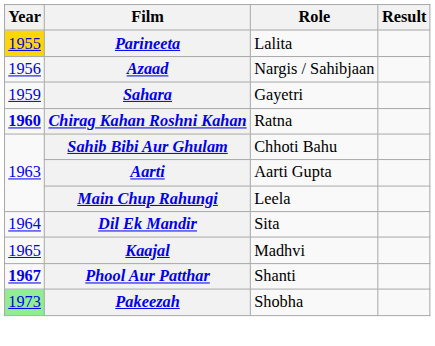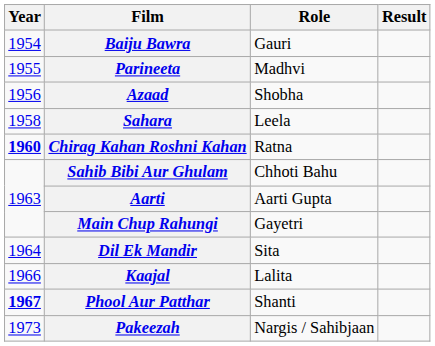+ row: (148, 43)
(25, 43) gold background -> (25, 69) no background
(273, 43) Lalita -> (280, 69) Madhvi
(314, 69) Nargis / Sahibjaan -> (279, 95) Shobha
(25, 95) 1959 -> (25, 120) 1958
(279, 95) Gayetri -> (272, 120) Leela
(272, 198) Leela -> (279, 224) Gayetri
(25, 250) 1965 -> (25, 276) 1966
(280, 250) Madhvi -> (273, 276) Lalita
(25, 302) lightgreen background -> (25, 328) no background
(279, 302) Shobha -> (314, 328) Nargis / Sahibjaan
